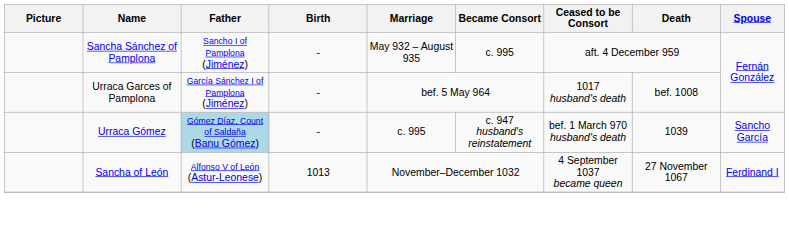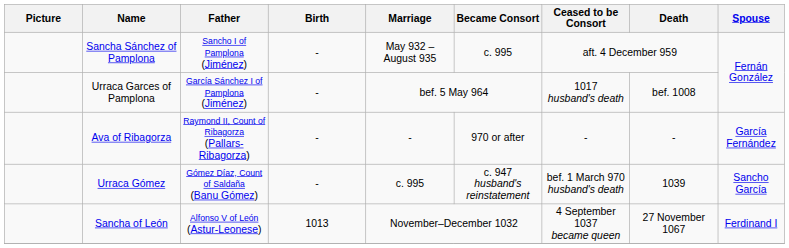+ row: (131, 138)
(225, 133) lightblue background -> (224, 184) no background
